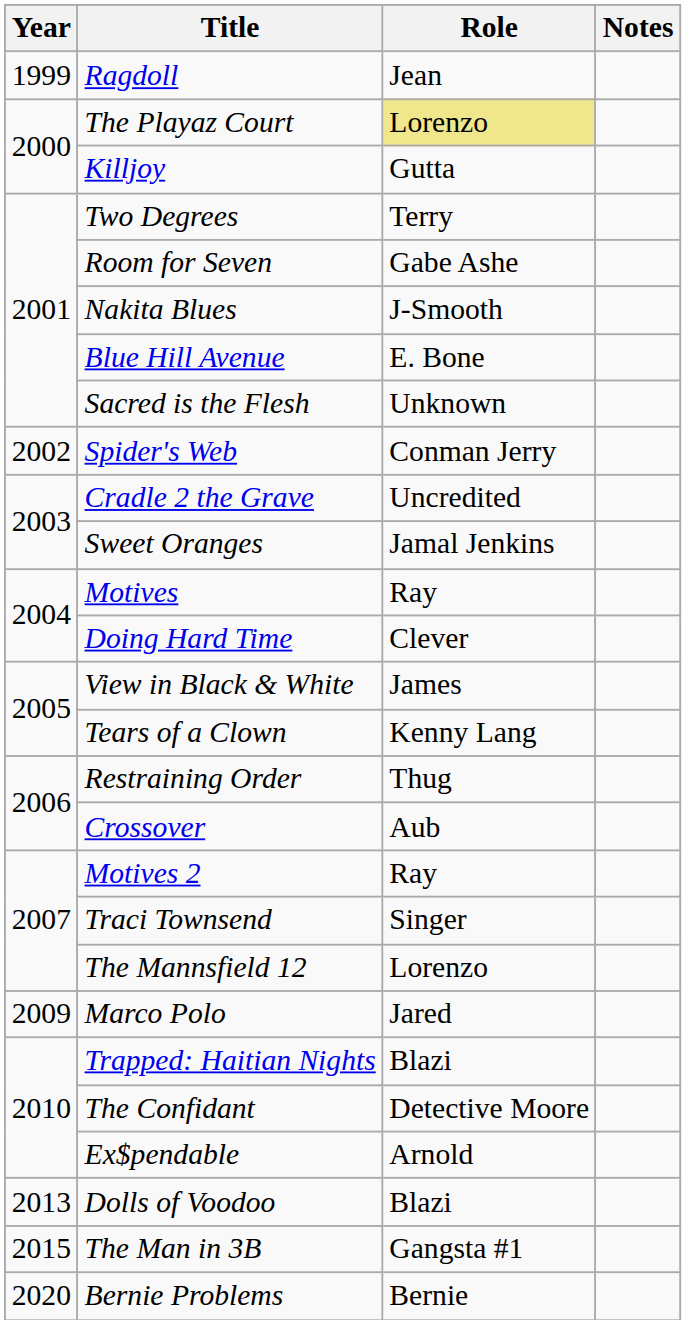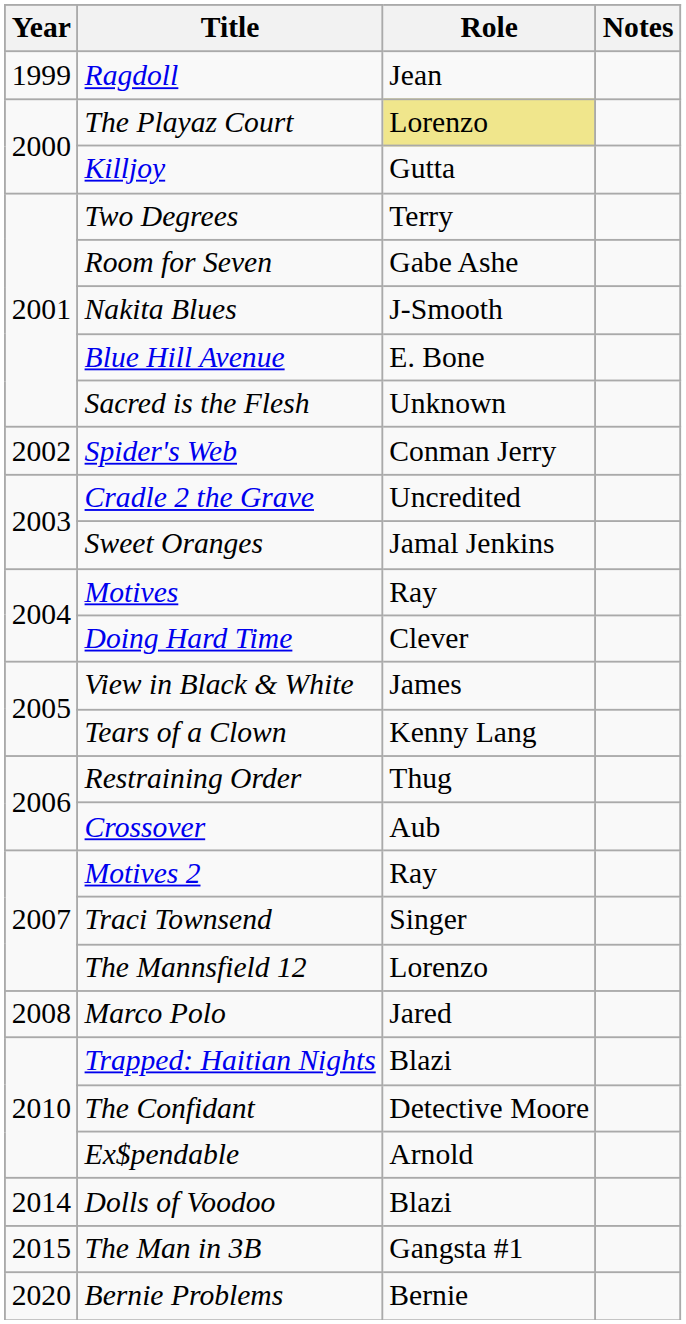(41, 1013) 2009 -> (41, 1013) 2008
(41, 1201) 2013 -> (41, 1201) 2014
